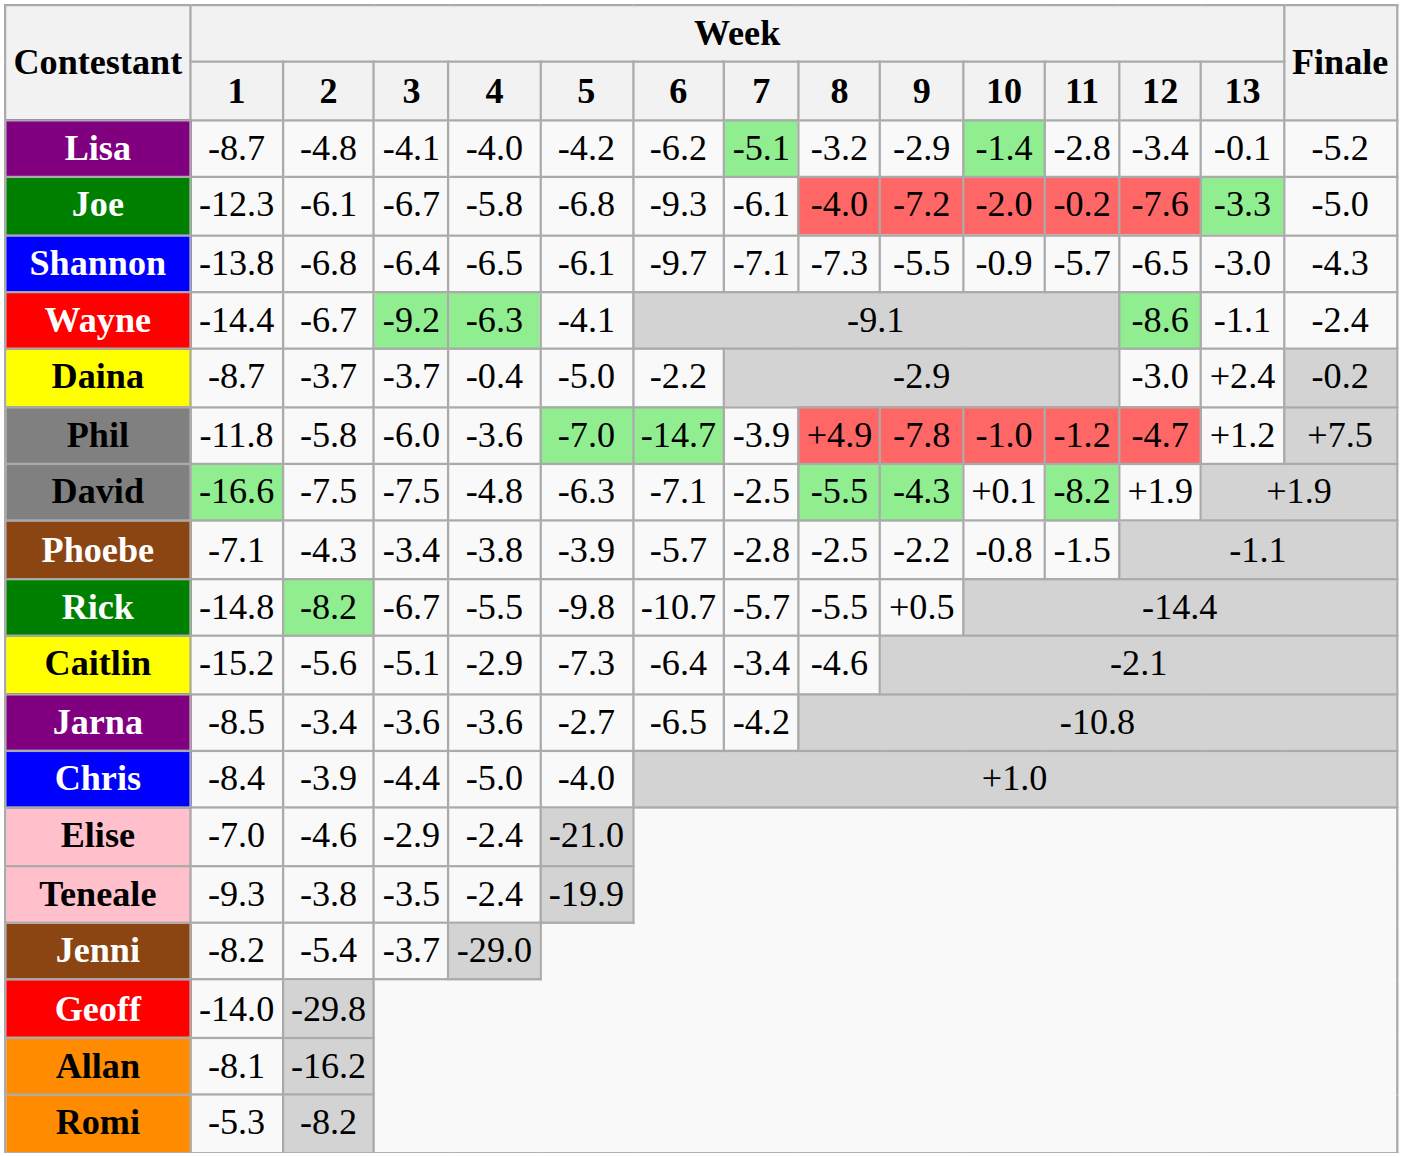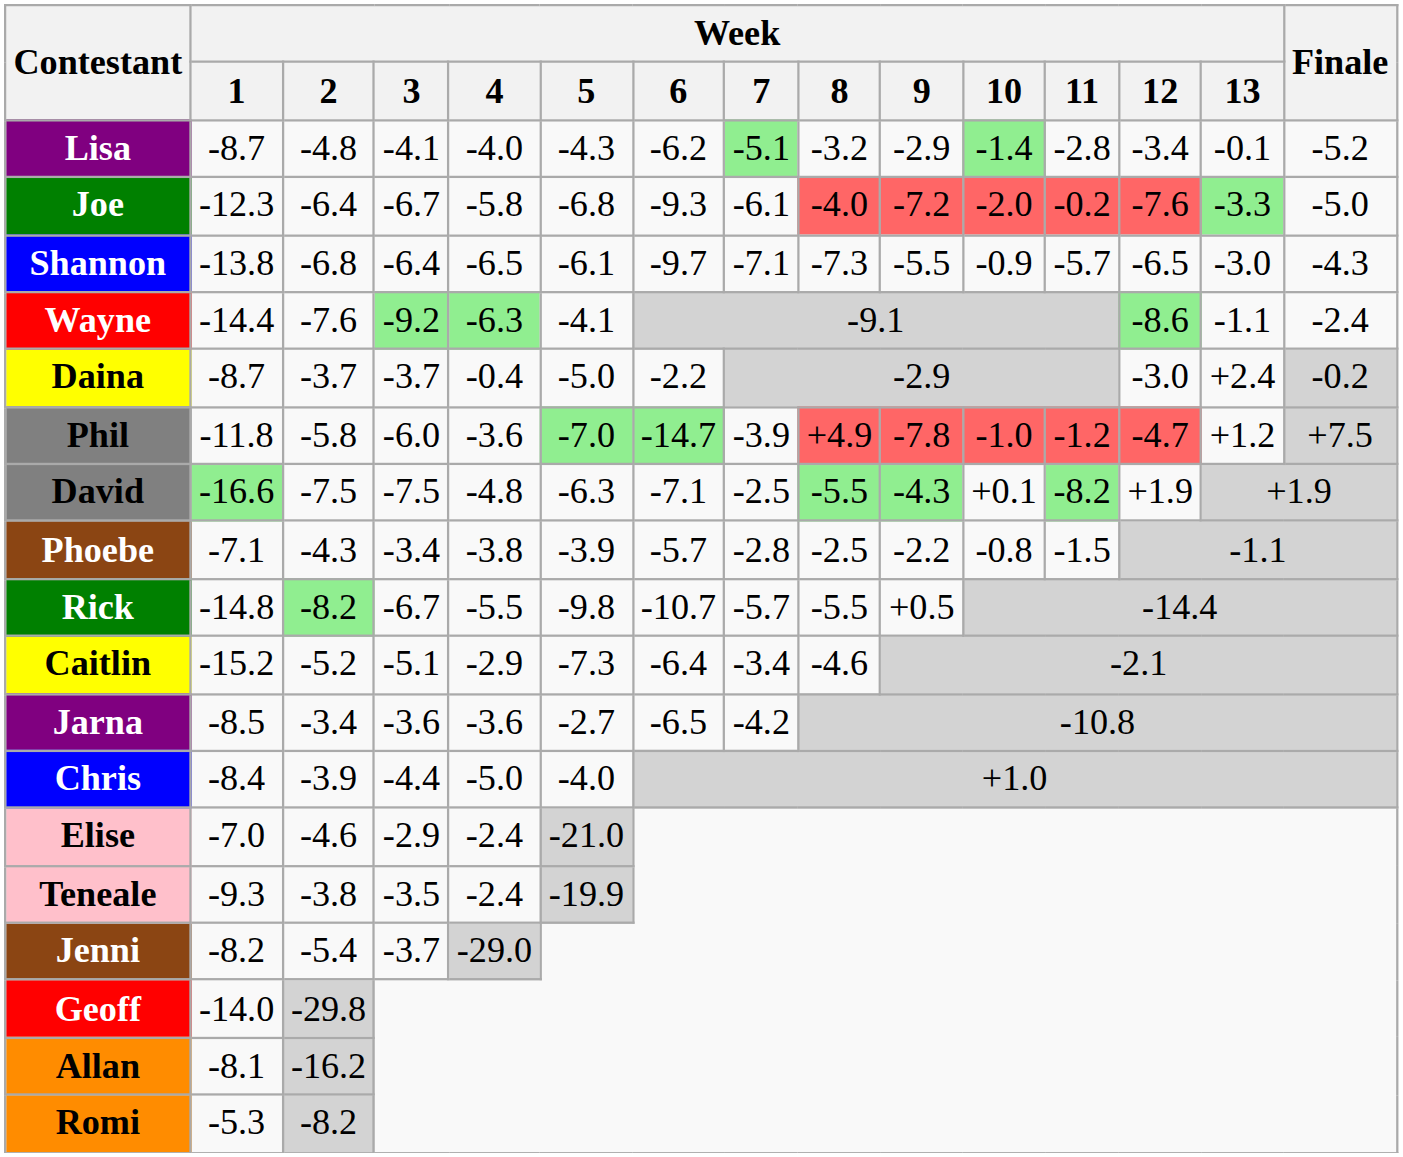(586, 147) -4.2 -> (586, 147) -4.3
(329, 205) -6.1 -> (329, 205) -6.4
(329, 319) -6.7 -> (329, 319) -7.6
(329, 663) -5.6 -> (329, 663) -5.2
